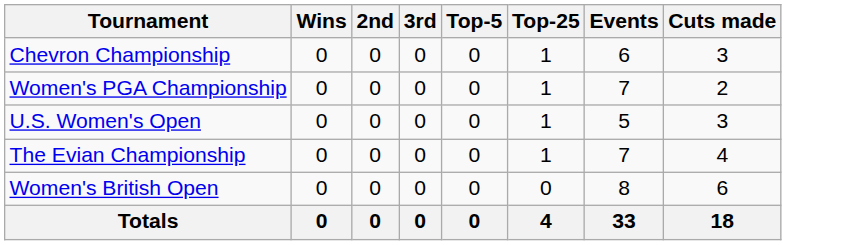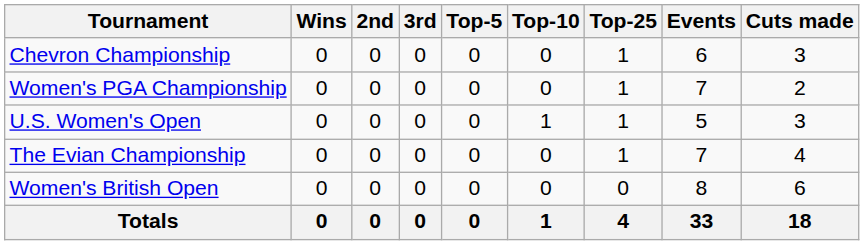+ column: (546, 21)
